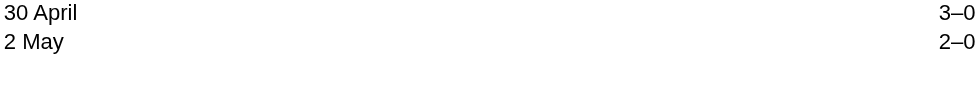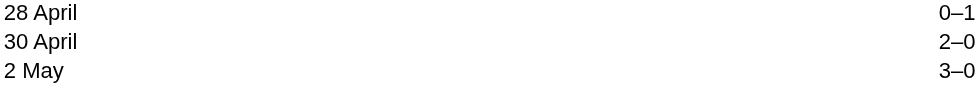+ row: (41, 13)
(957, 13) 3–0 -> (957, 42) 2–0
(957, 42) 2–0 -> (957, 71) 3–0
